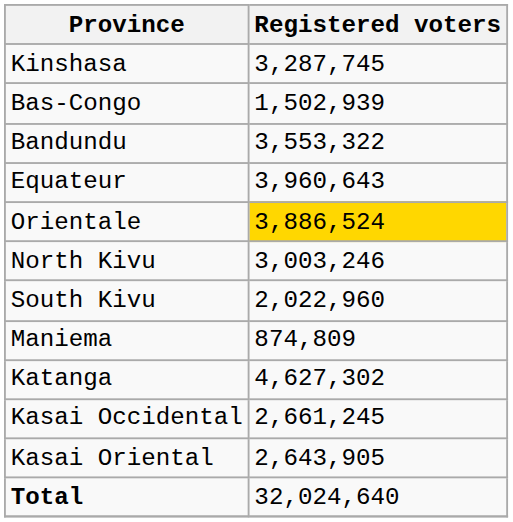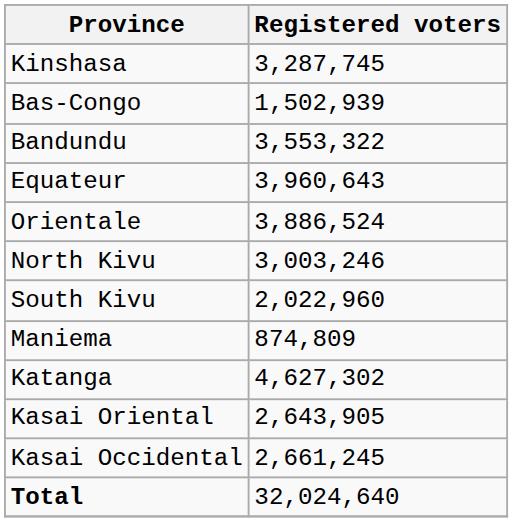(320, 222) gold background -> (320, 222) no background
rows swapped: (112, 458) <-> (127, 419)
